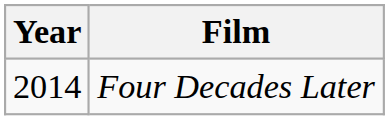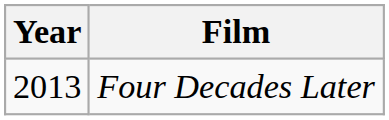(47, 85) 2014 -> (47, 85) 2013
